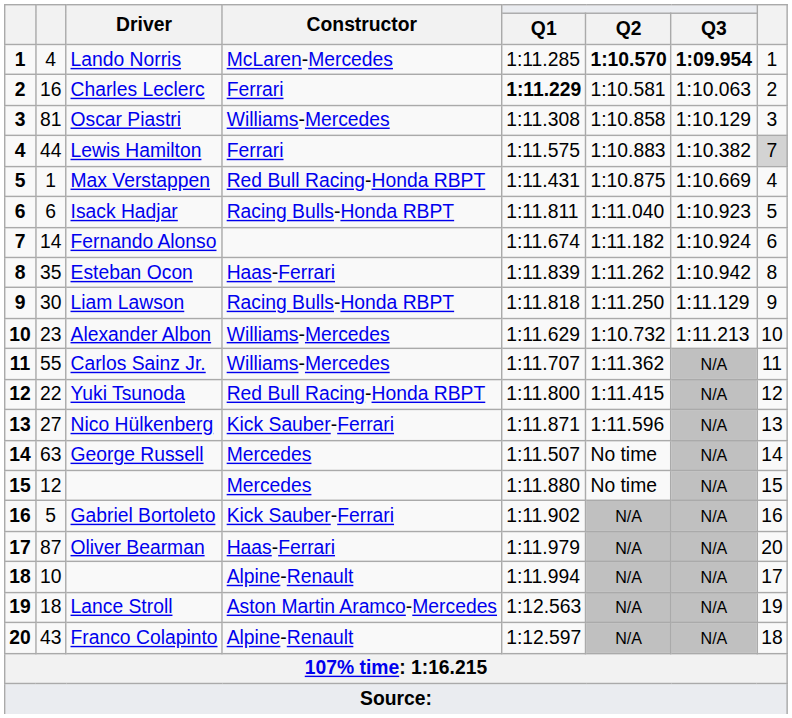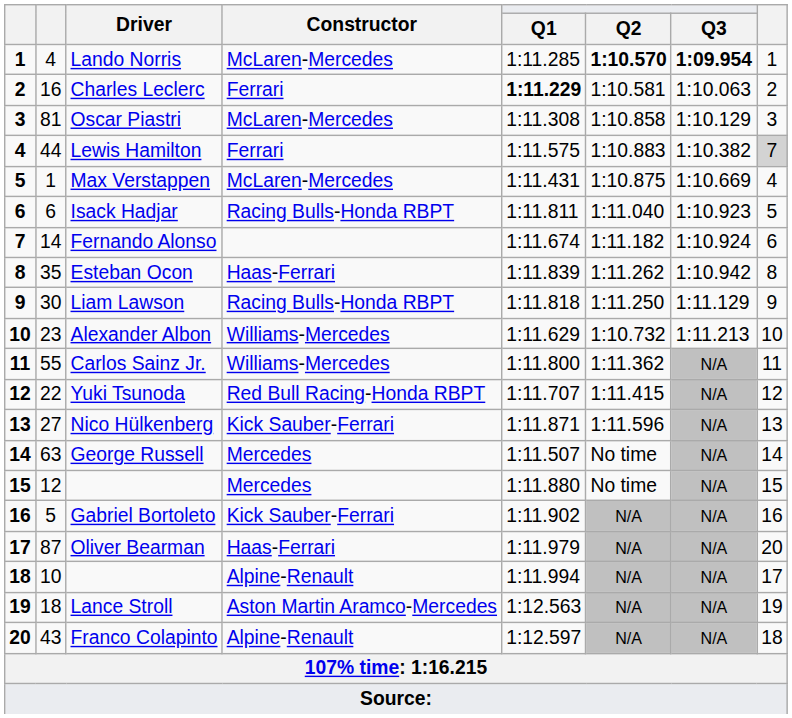(308, 120) Williams-Mercedes -> (310, 120) McLaren-Mercedes
(356, 181) Red Bull Racing-Honda RBPT -> (310, 181) McLaren-Mercedes
(543, 364) 1:11.707 -> (543, 364) 1:11.800
(543, 394) 1:11.800 -> (543, 394) 1:11.707
